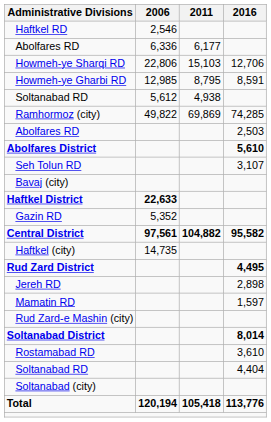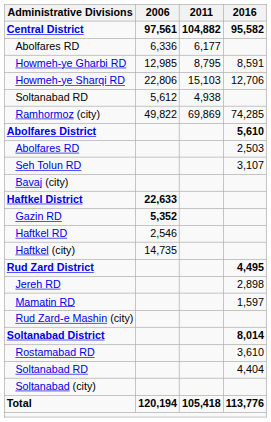rows swapped: (45, 234) <-> (41, 30)
rows swapped: (71, 81) <-> (70, 64)
rows swapped: (51, 149) <-> (47, 132)
(164, 217) normal -> (164, 217) bold
